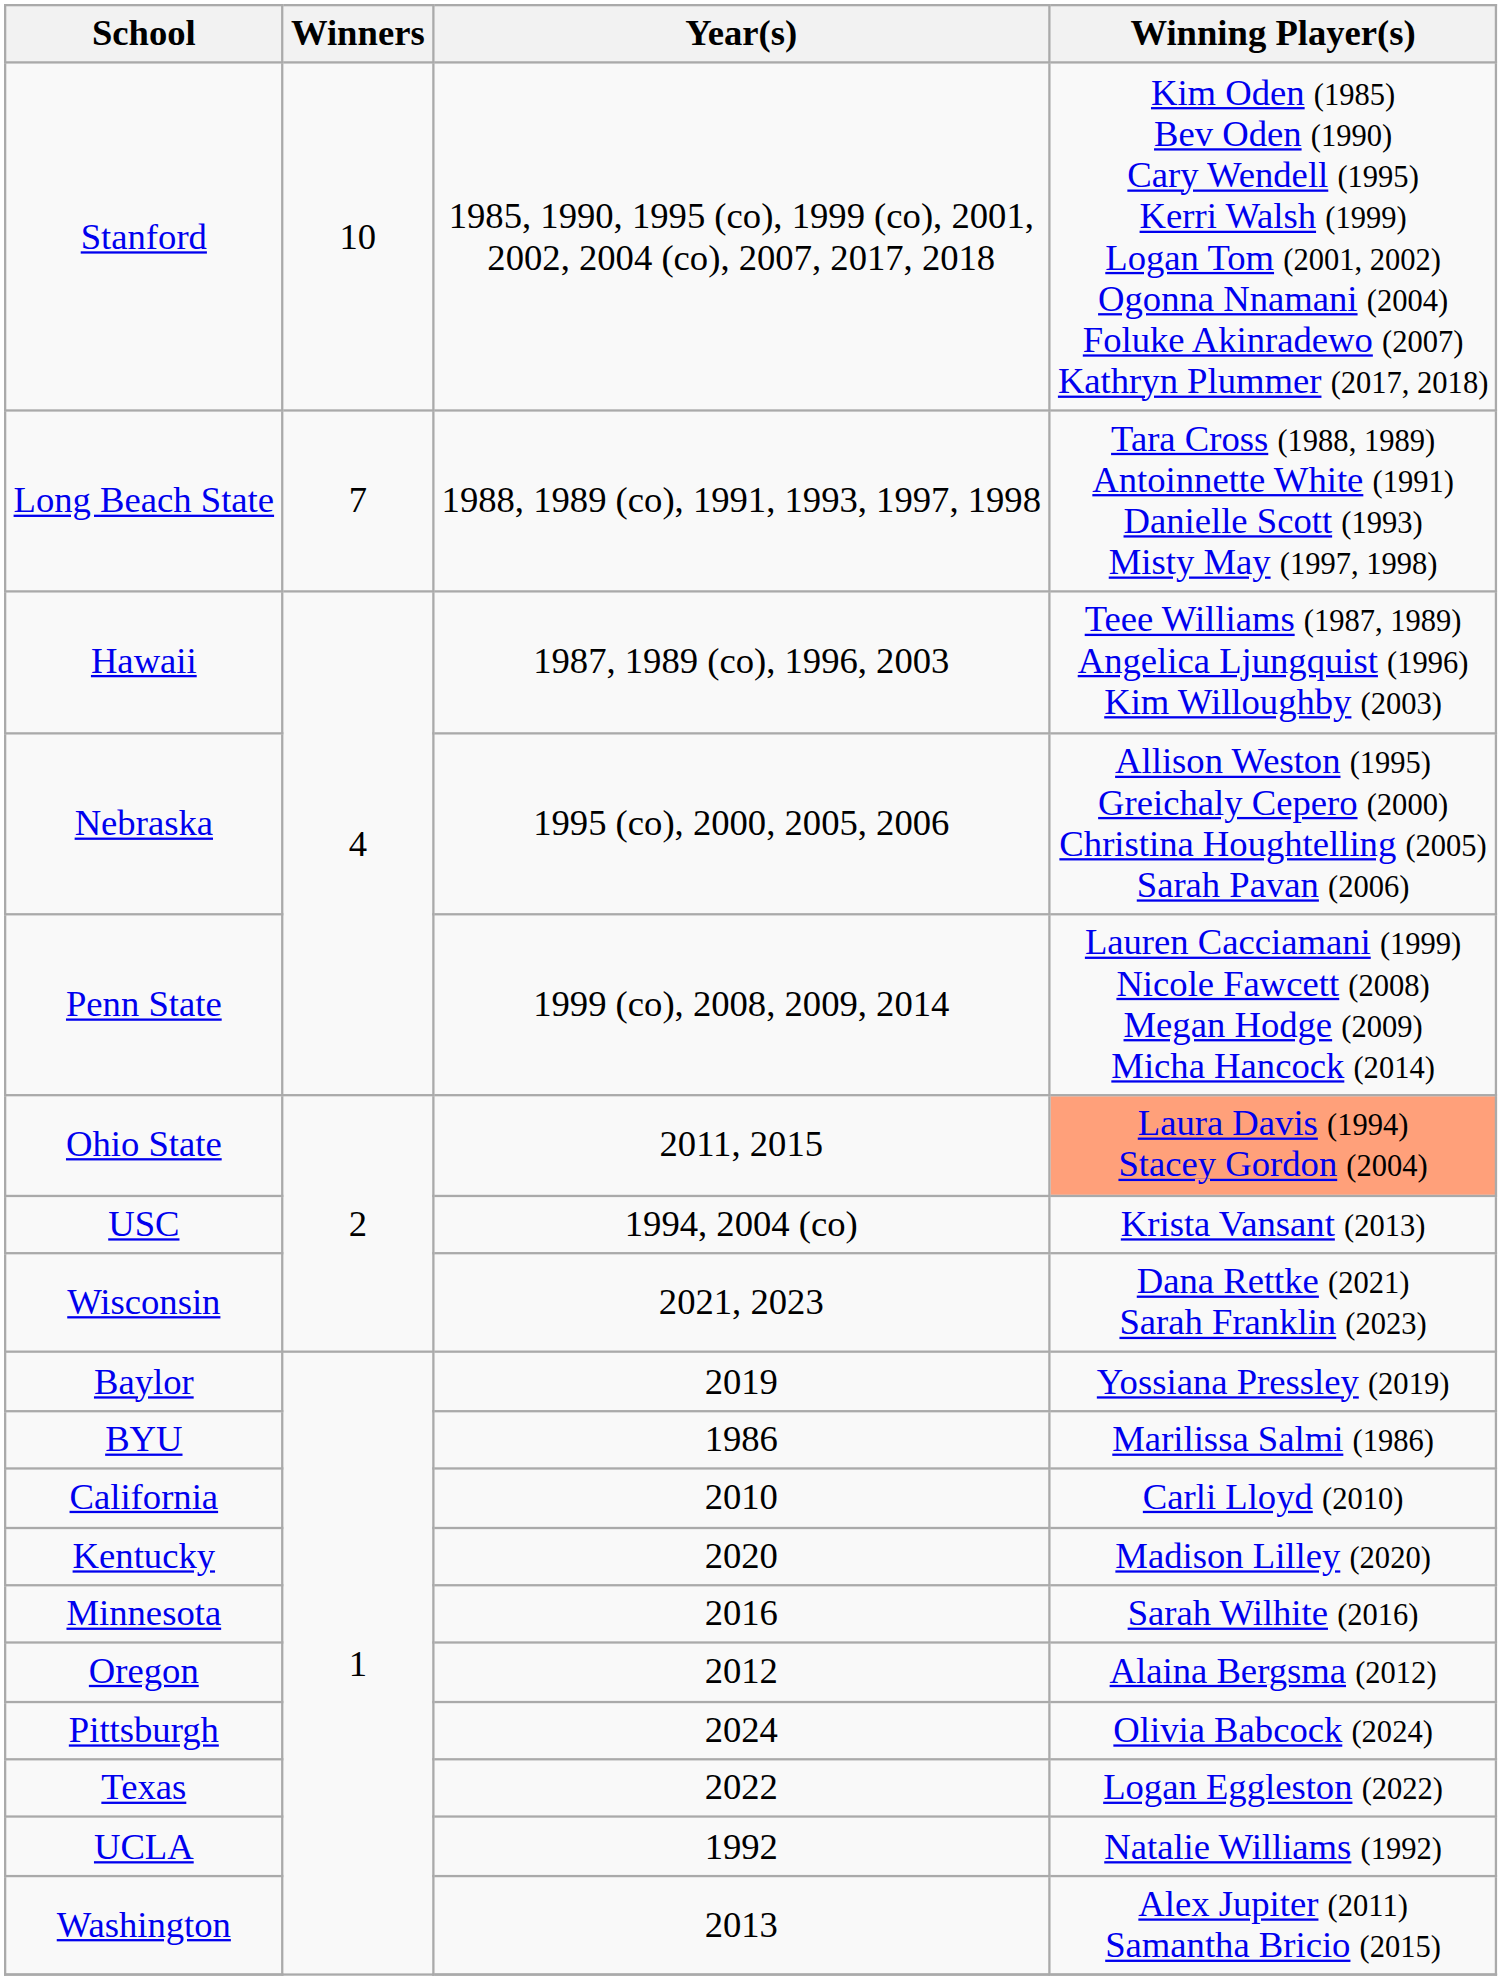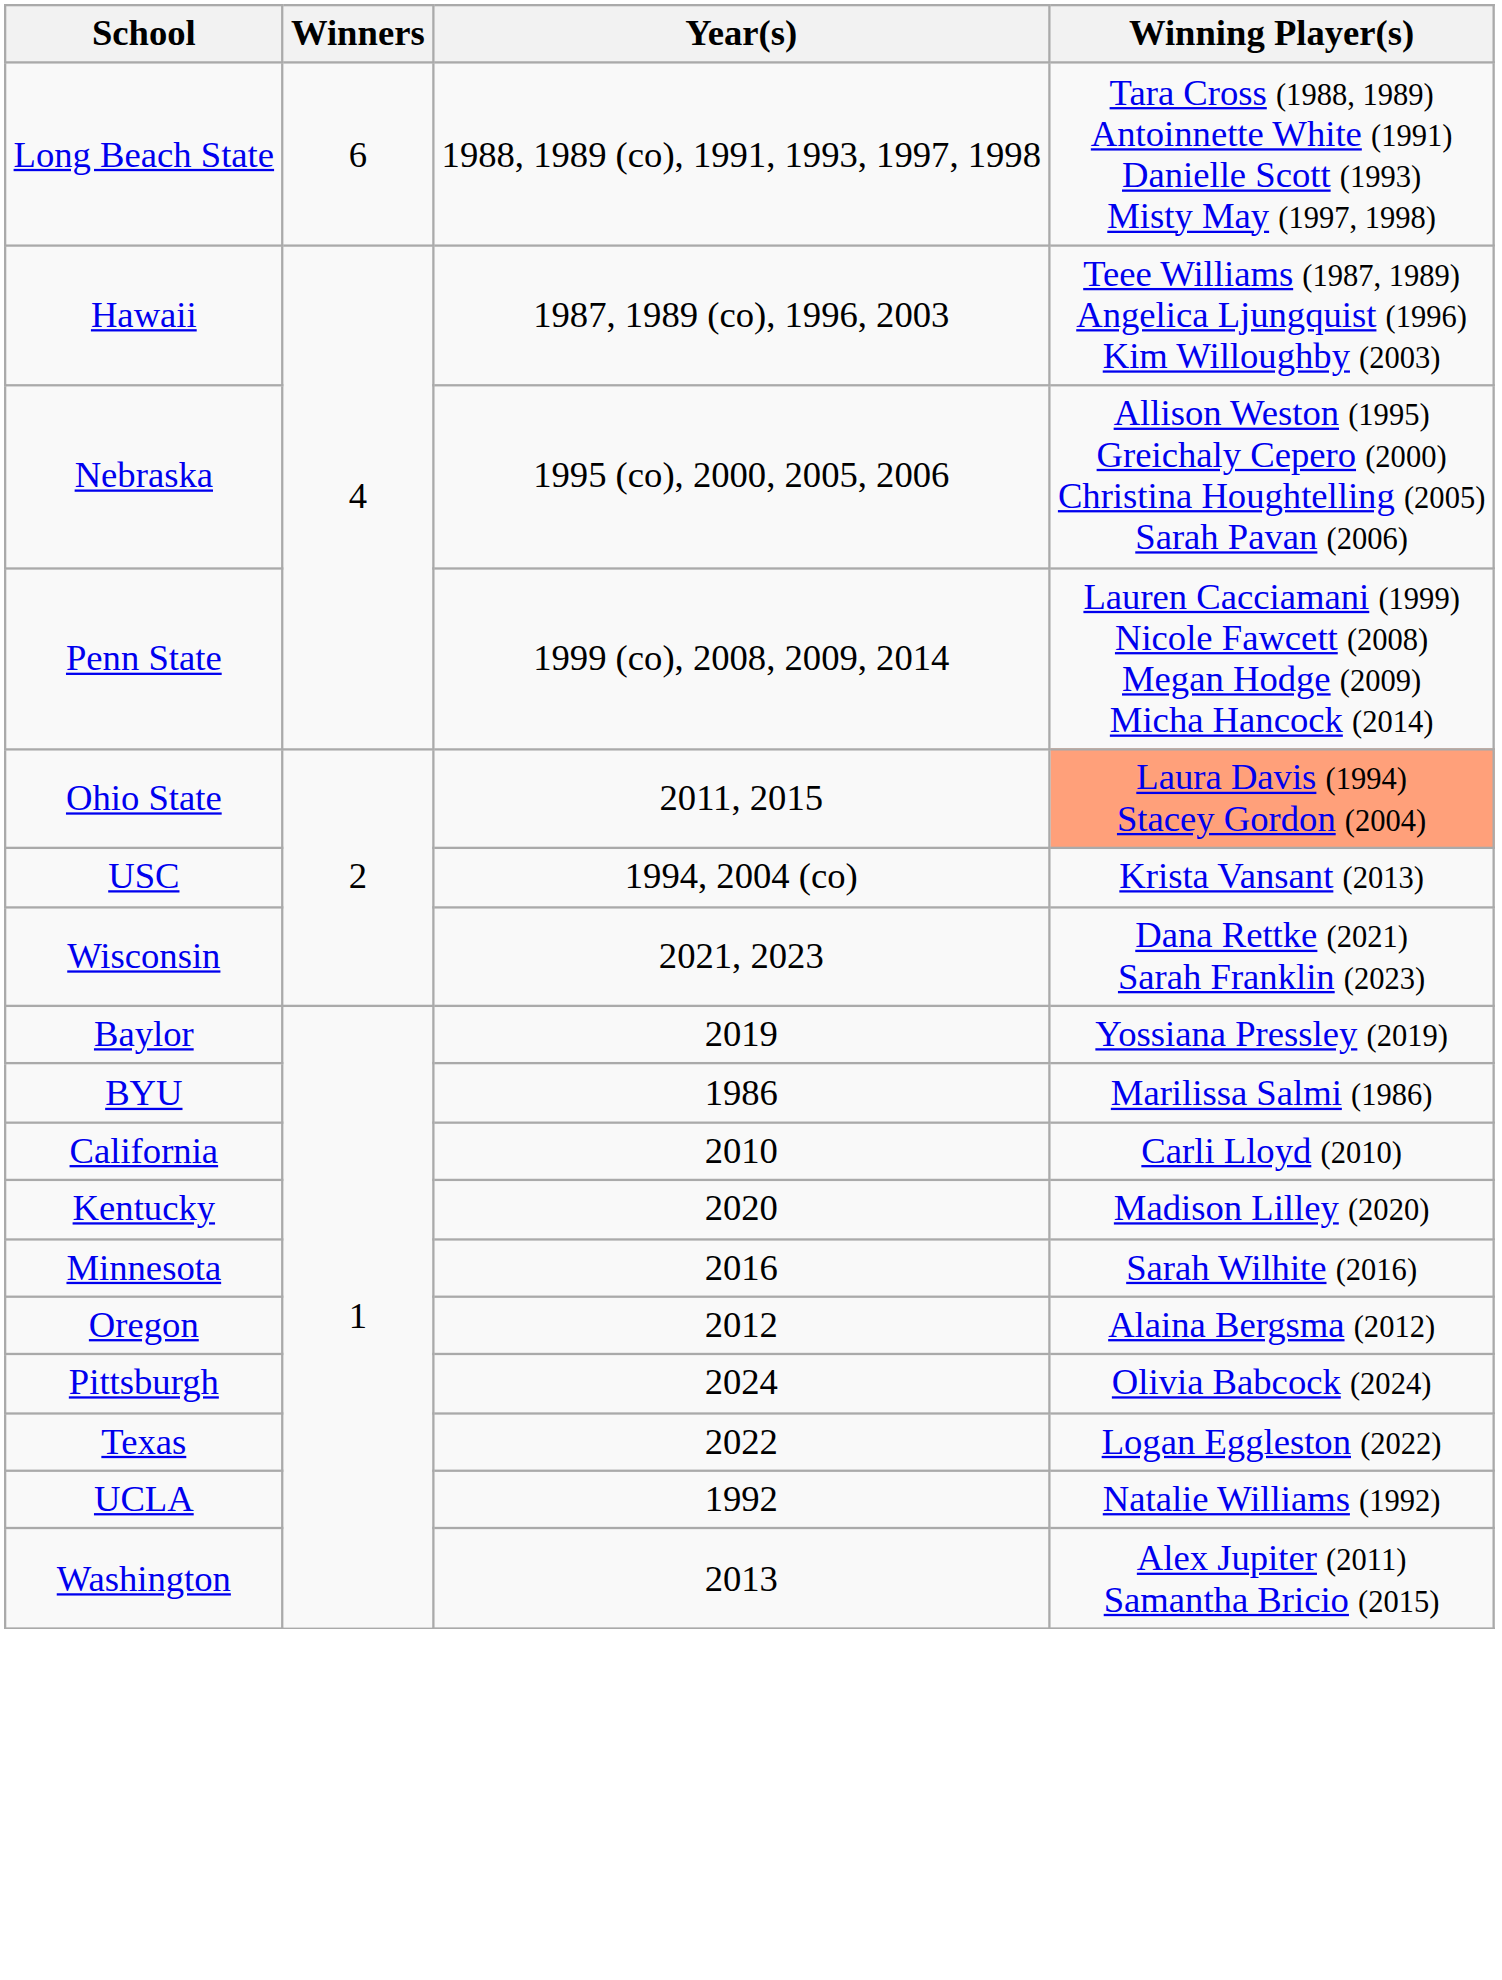- row: (144, 235)
(358, 500) 7 -> (358, 153) 6
